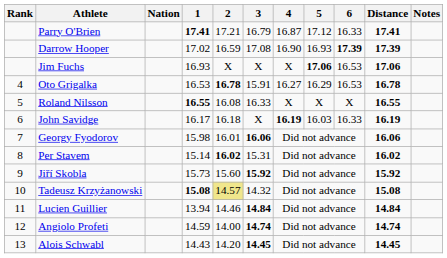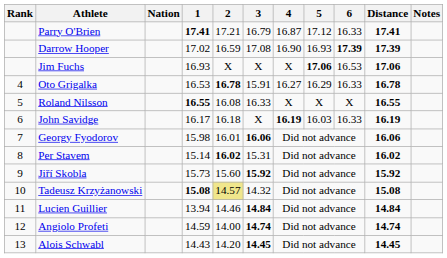(349, 84) 16.53 -> (349, 84) 16.33
